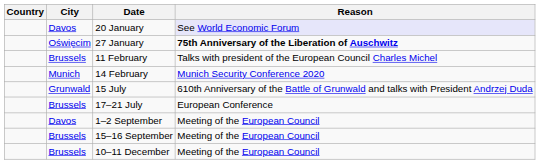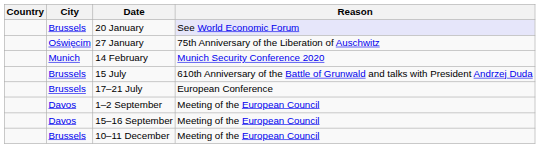(62, 27) Davos -> (67, 27) Brussels
(288, 43) bold -> (279, 43) normal
- row: (121, 58)
(69, 89) Grunwald -> (67, 74) Brussels
(67, 136) Brussels -> (62, 120) Davos
